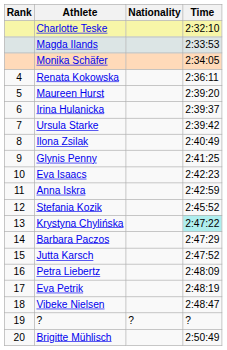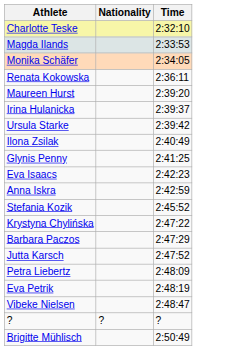- column: (19, 12)
(202, 223) paleturquoise background -> (173, 223) no background
